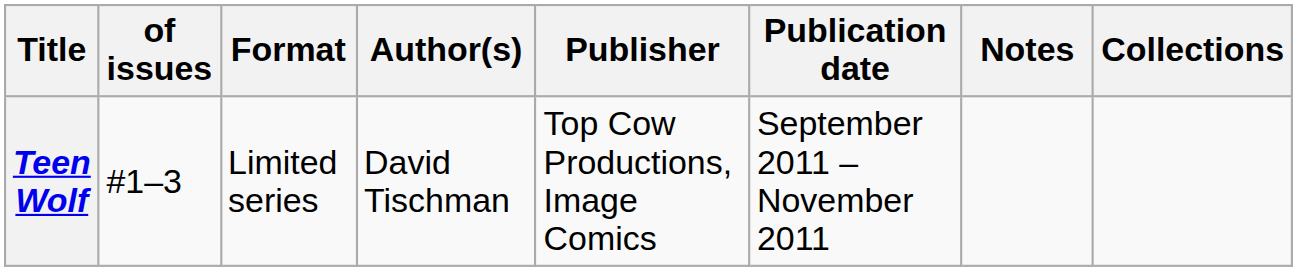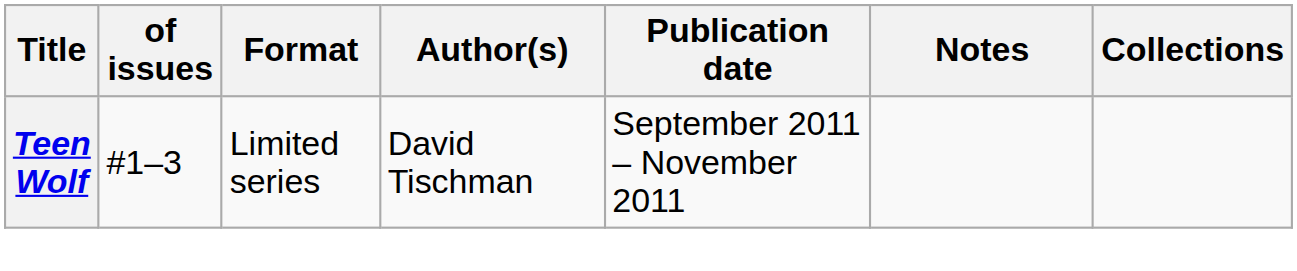- column: (642, 50)
